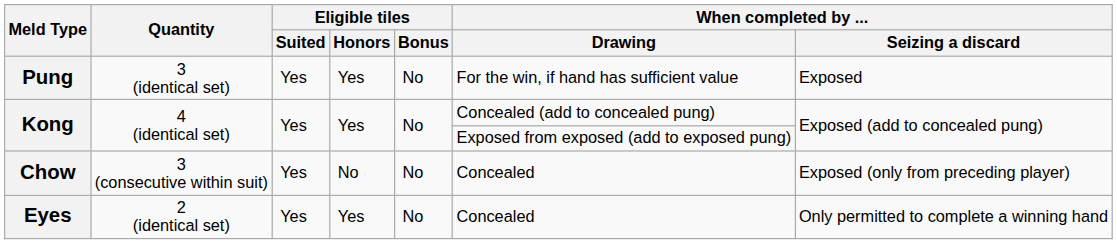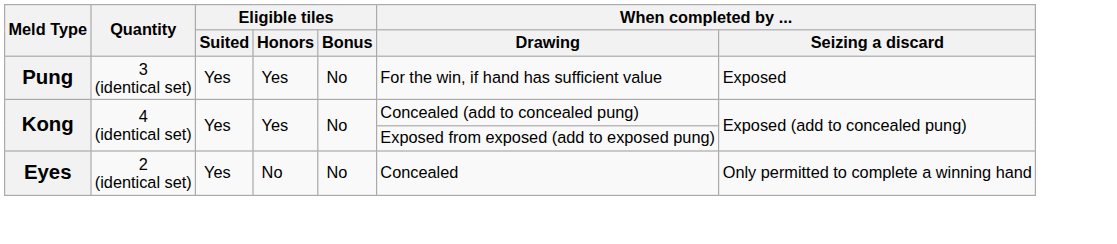- row: (48, 172)
(349, 216) Yes -> (270, 173) No
